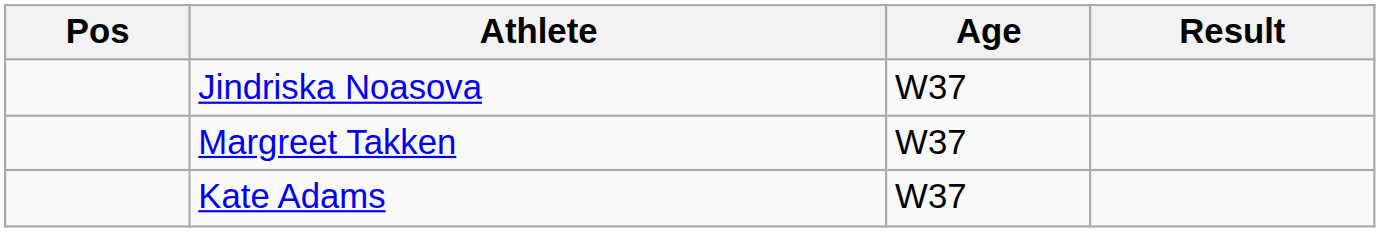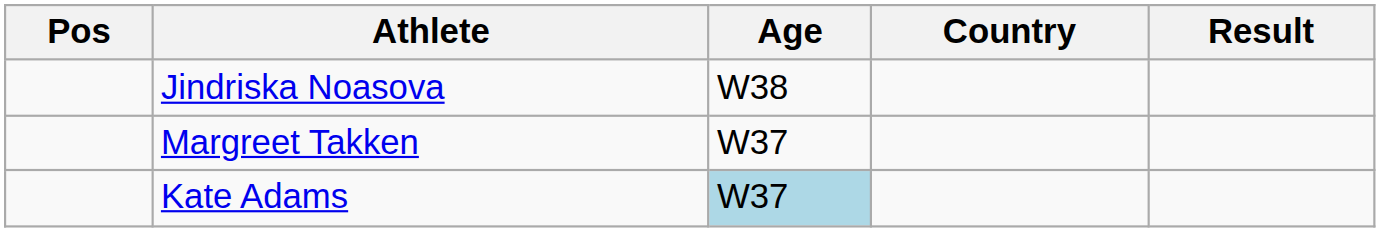+ column: (1009, 32)
(931, 87) W37 -> (753, 87) W38
(931, 197) no background -> (753, 197) lightblue background
